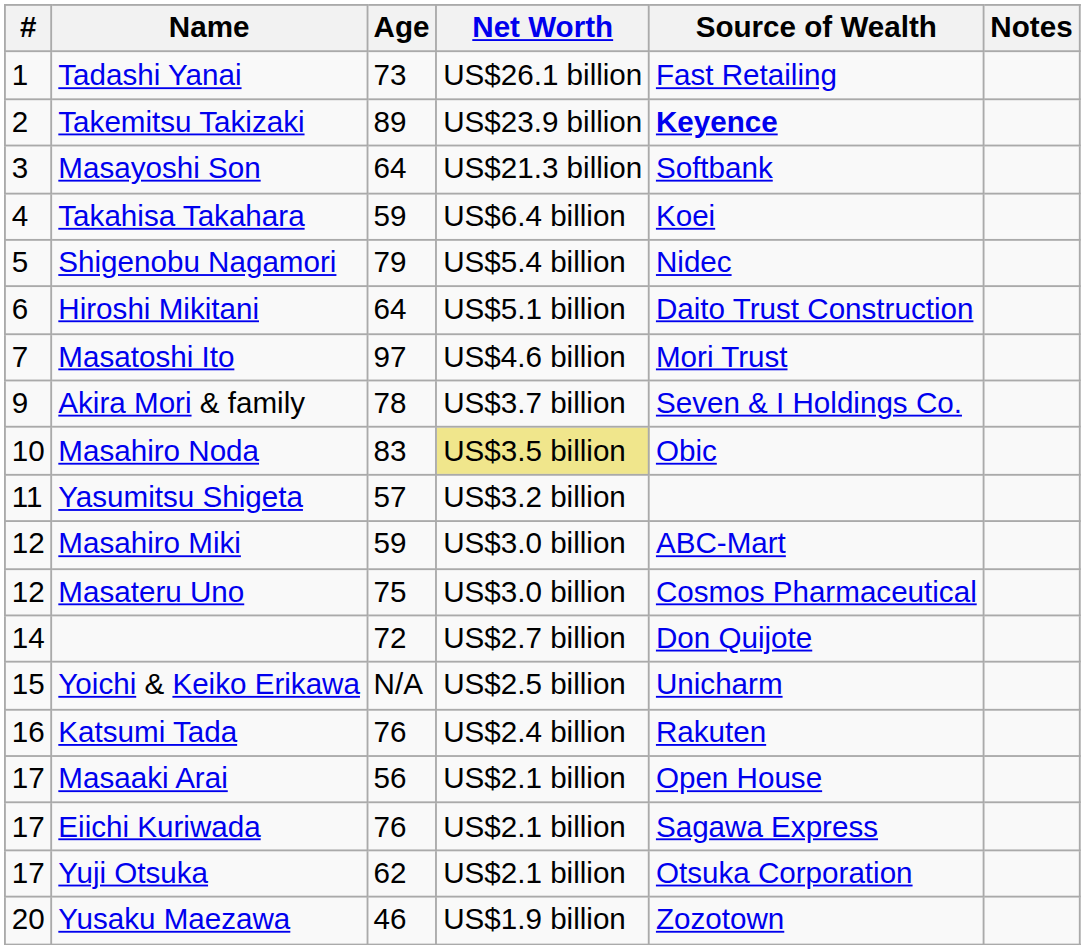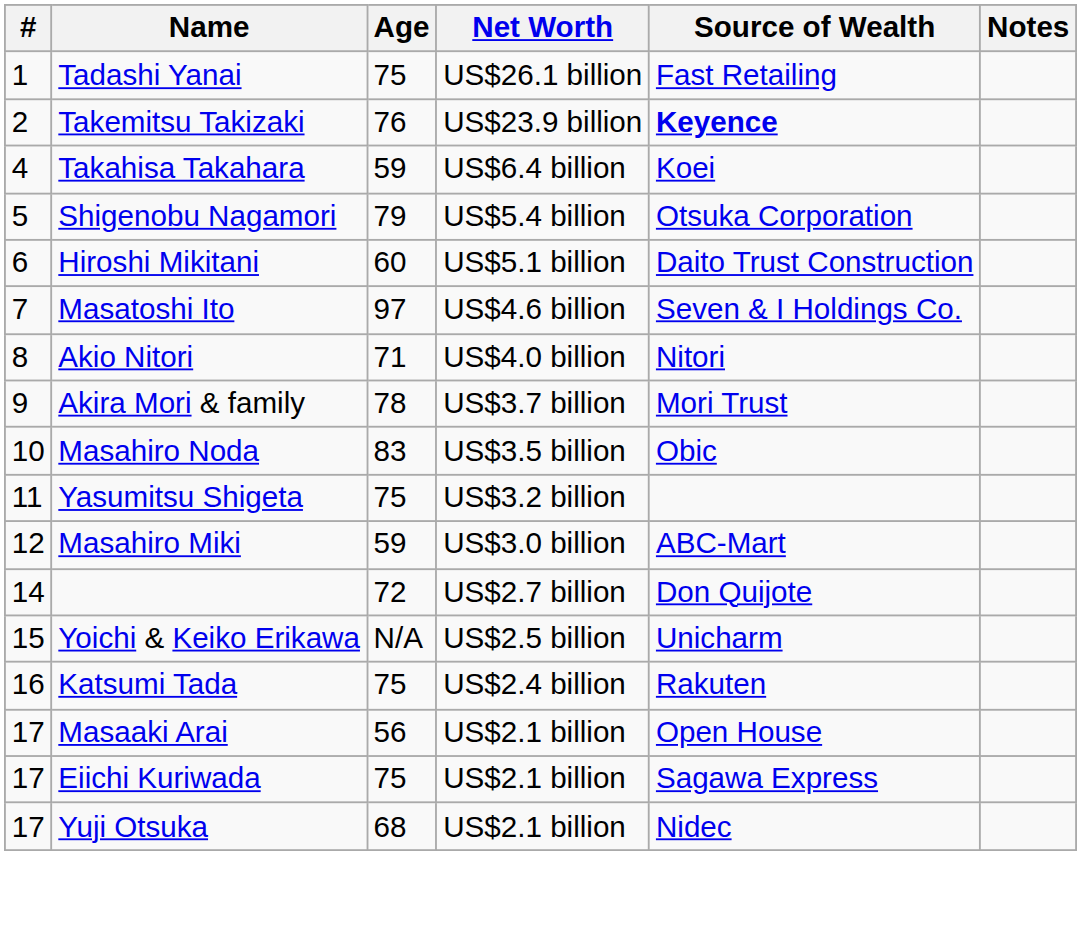(390, 74) 73 -> (390, 74) 75
(390, 121) 89 -> (390, 121) 76
- row: (20, 168)
(694, 262) Nidec -> (784, 215) Otsuka Corporation
(390, 309) 64 -> (390, 262) 60
(722, 356) Mori Trust -> (809, 309) Seven & I Holdings Co.
+ row: (20, 356)
(809, 403) Seven & I Holdings Co. -> (722, 403) Mori Trust
(535, 450) khaki background -> (535, 450) no background
(390, 497) 57 -> (390, 497) 75
- row: (28, 591)
(390, 732) 76 -> (390, 685) 75
(390, 826) 76 -> (390, 779) 75
(390, 872) 62 -> (390, 826) 68
(784, 872) Otsuka Corporation -> (694, 826) Nidec
- row: (28, 919)
